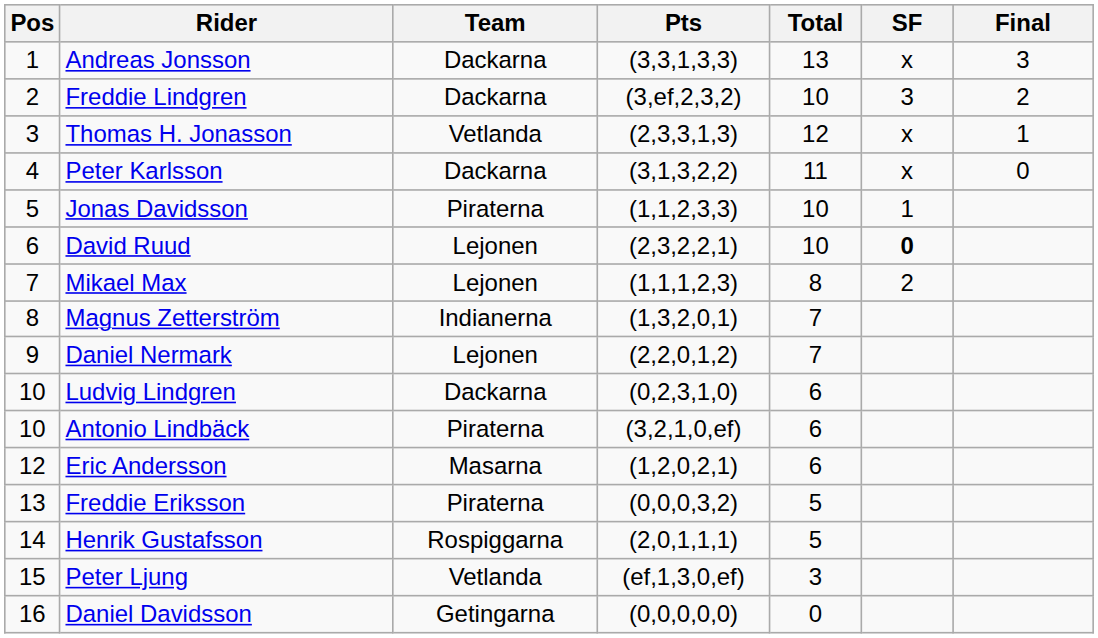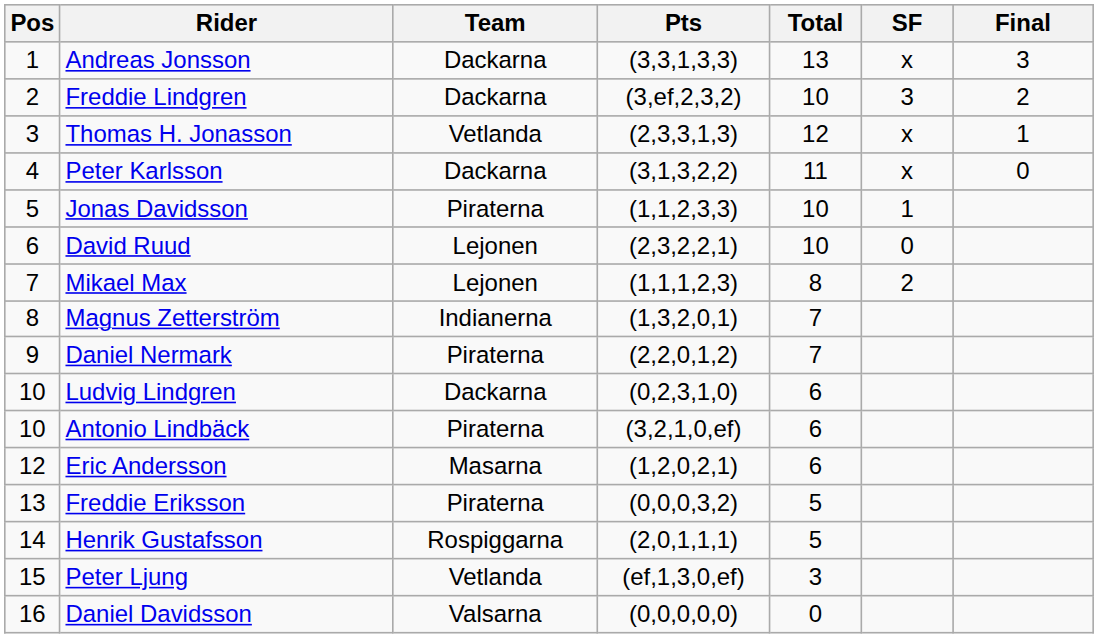(907, 245) bold -> (907, 245) normal
(495, 356) Lejonen -> (495, 356) Piraterna
(495, 614) Getingarna -> (495, 614) Valsarna
